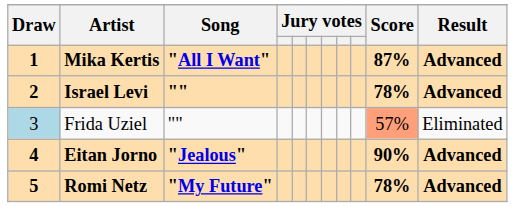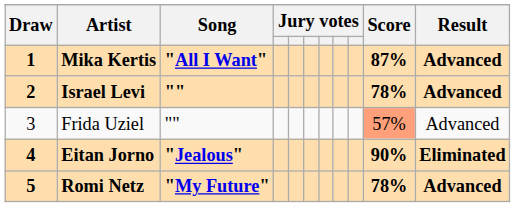(34, 124) lightblue background -> (31, 124) no background
(462, 124) Eliminated -> (462, 124) Advanced
(462, 155) Advanced -> (462, 155) Eliminated
